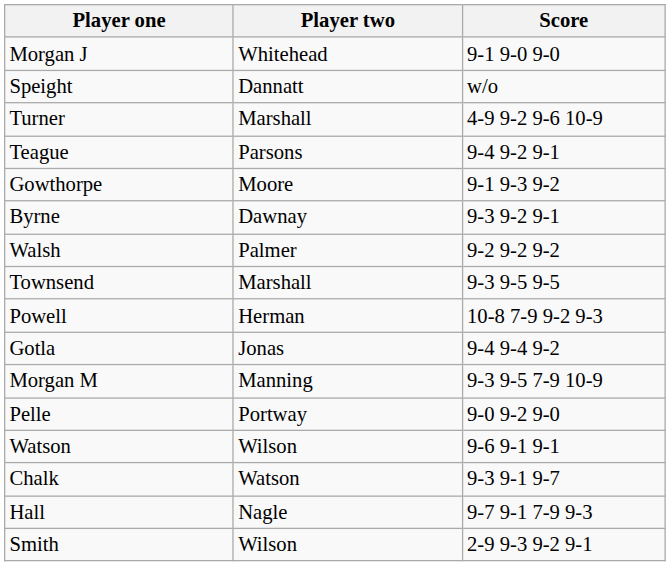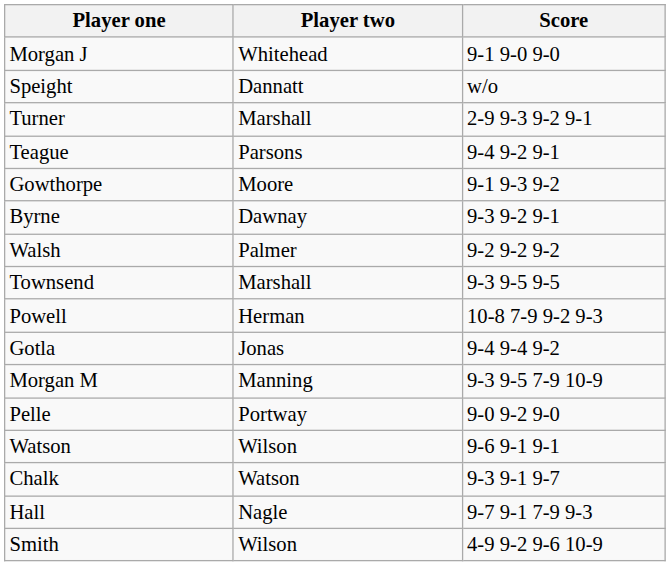(535, 119) 4-9 9-2 9-6 10-9 -> (530, 119) 2-9 9-3 9-2 9-1
(530, 544) 2-9 9-3 9-2 9-1 -> (535, 544) 4-9 9-2 9-6 10-9
